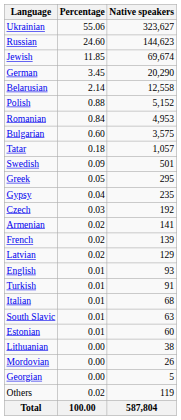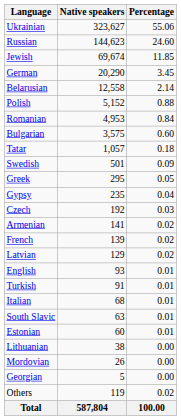columns swapped: (142, 12) <-> (82, 12)
